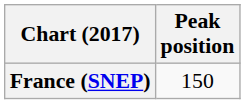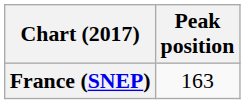(197, 80) 150 -> (197, 80) 163
